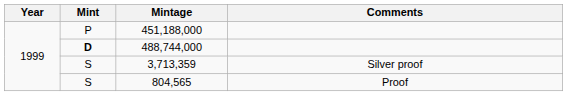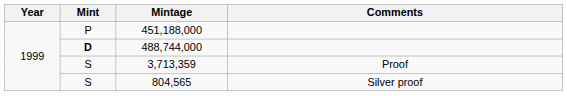(395, 64) Silver proof -> (395, 64) Proof
(395, 82) Proof -> (395, 82) Silver proof
